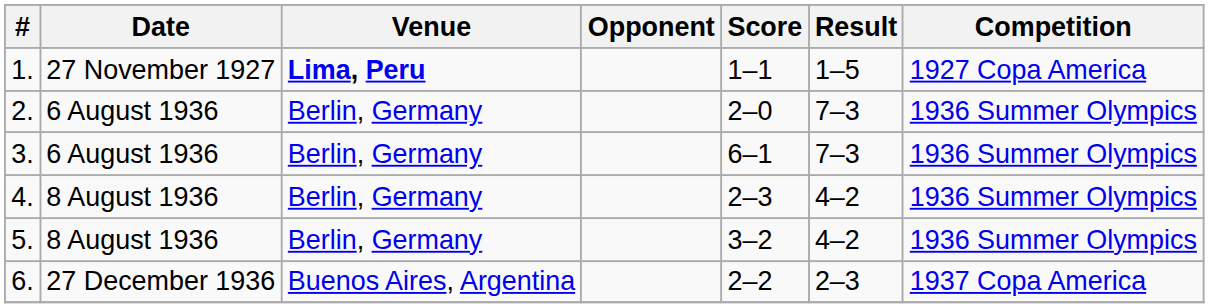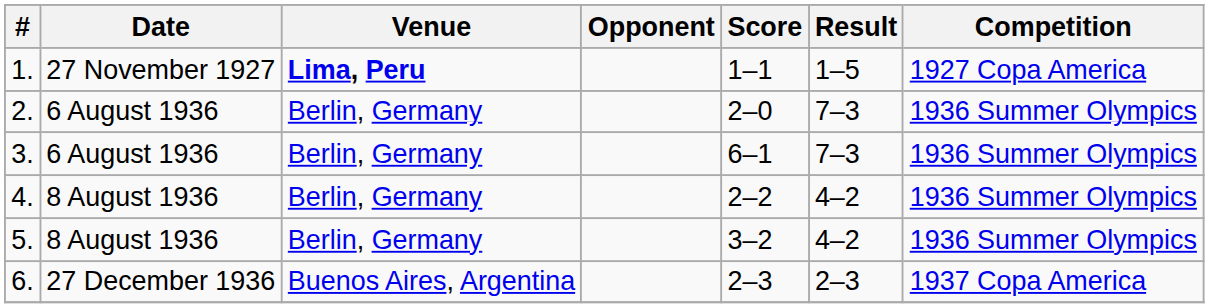(750, 197) 2–3 -> (750, 197) 2–2
(750, 282) 2–2 -> (750, 282) 2–3
